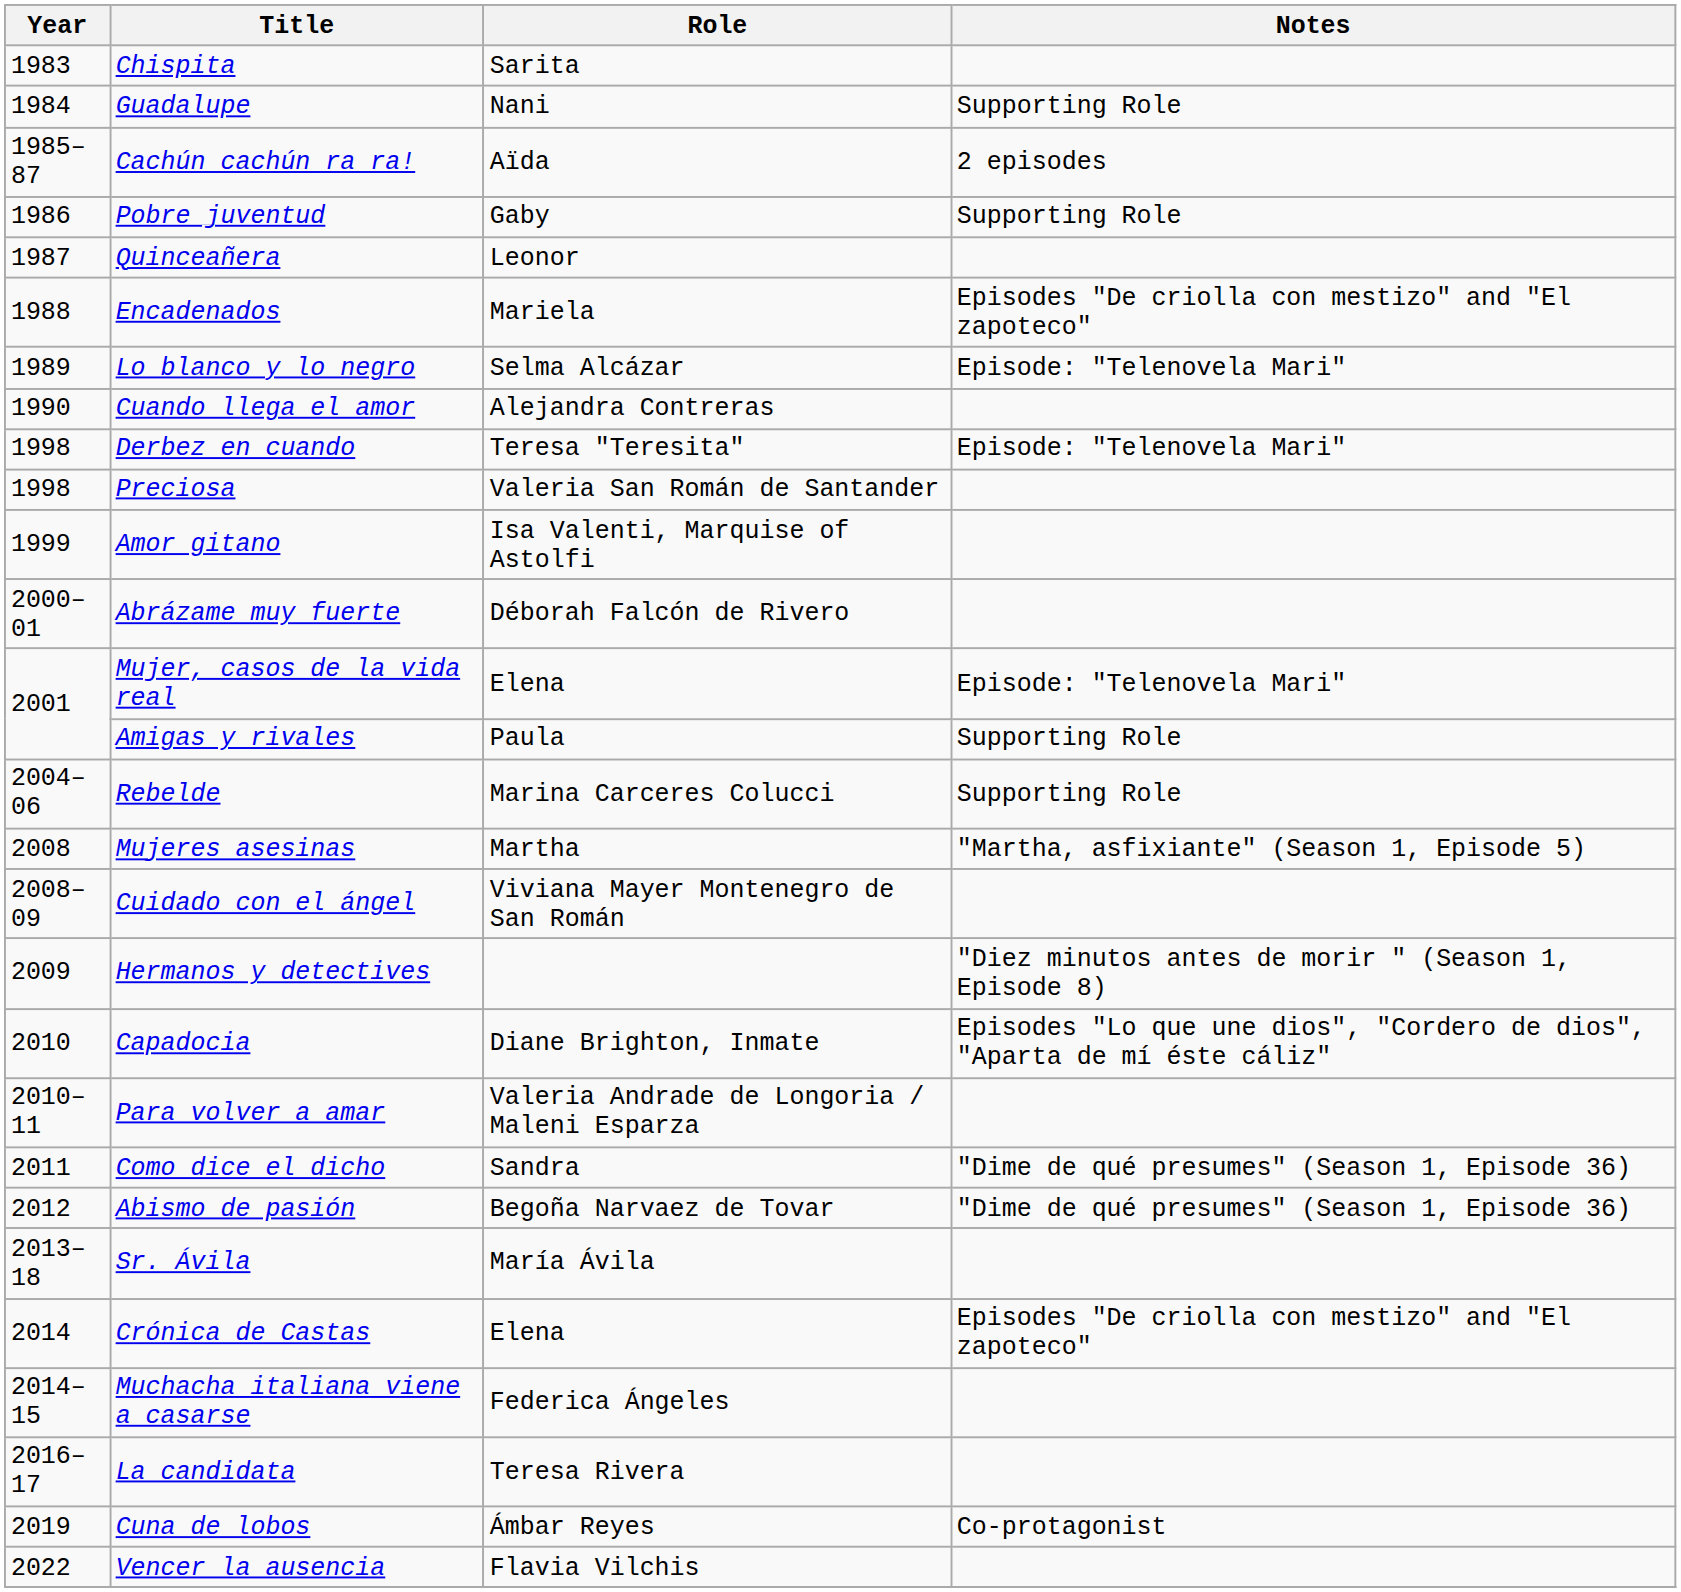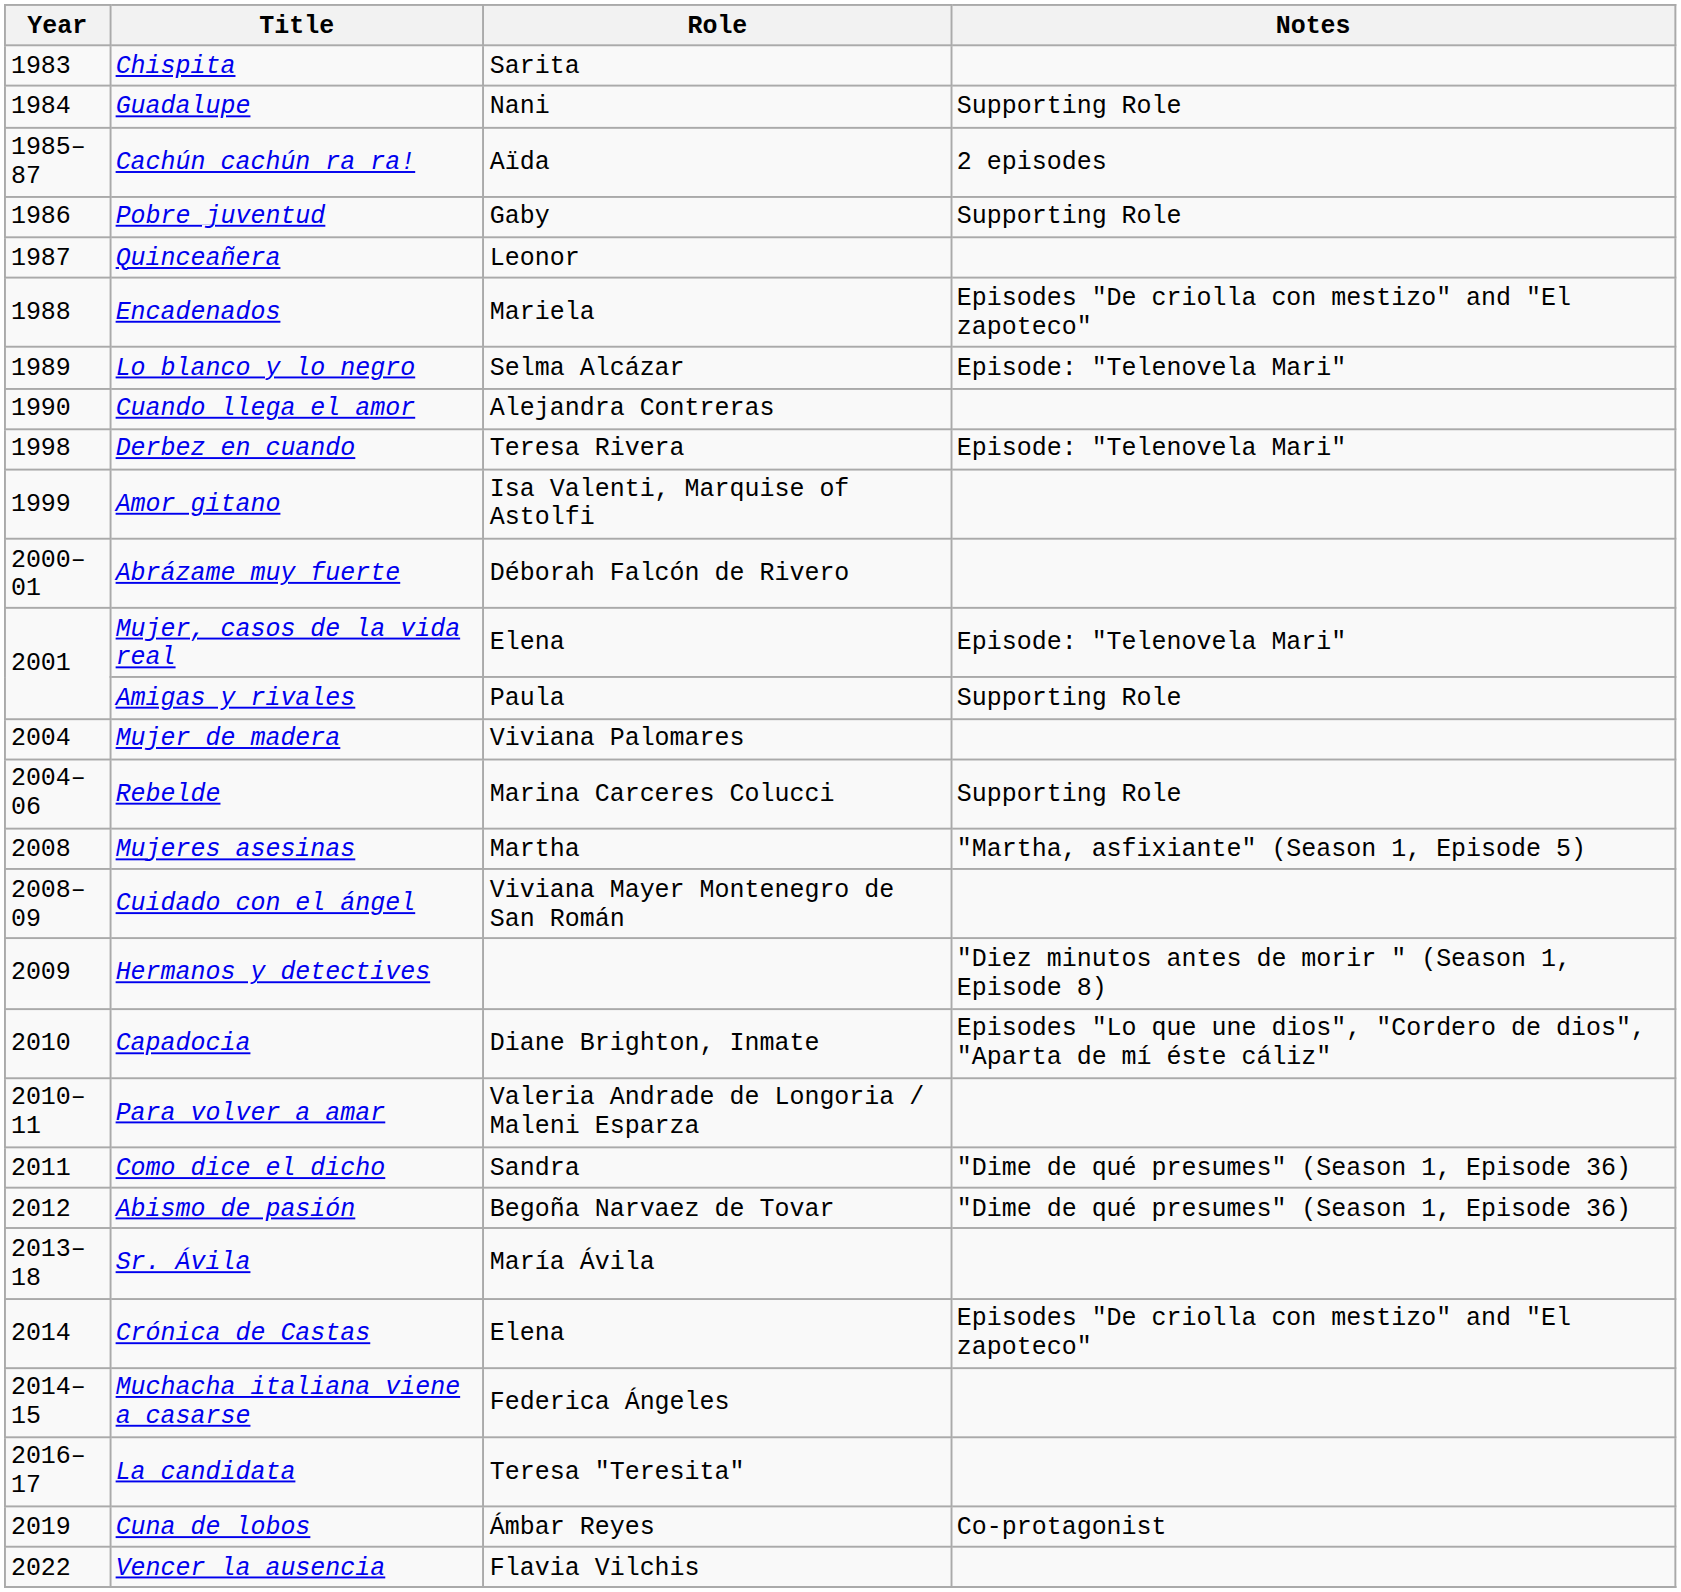(617, 449) Teresa "Teresita" -> (587, 449) Teresa Rivera
- row: (176, 490)
+ row: (228, 739)
(587, 1472) Teresa Rivera -> (617, 1472) Teresa "Teresita"
